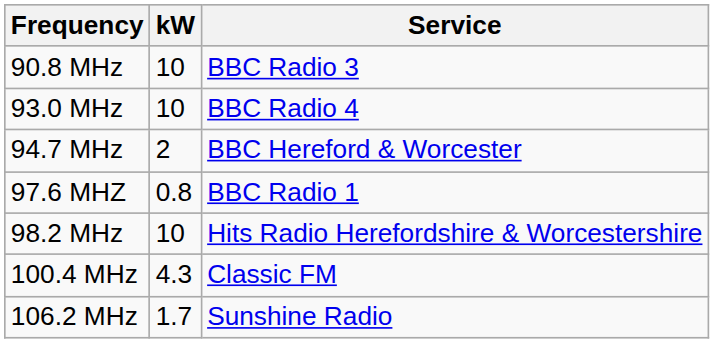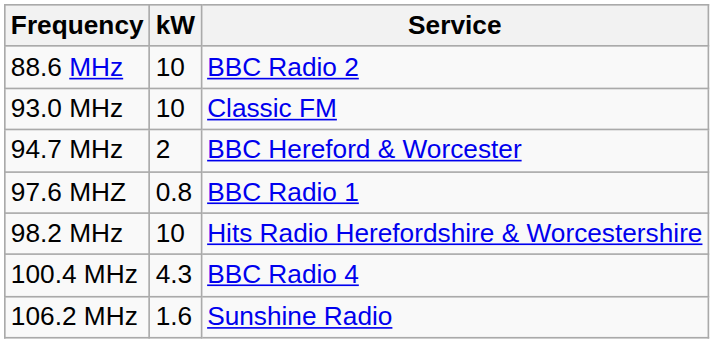+ row: (67, 66)
- row: (67, 66)
(283, 108) BBC Radio 4 -> (272, 108) Classic FM
(272, 274) Classic FM -> (283, 274) BBC Radio 4
(174, 316) 1.7 -> (174, 316) 1.6
